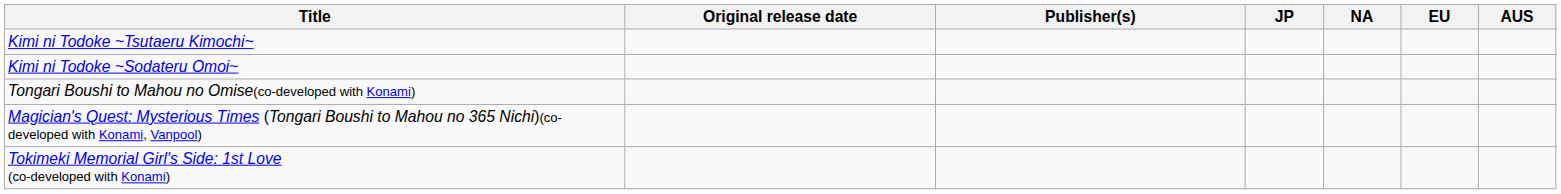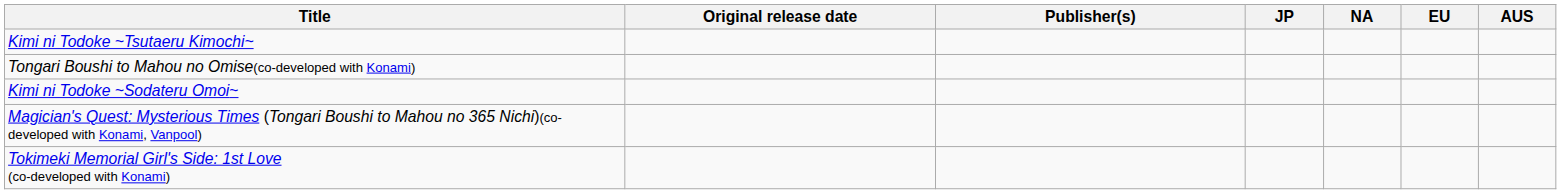rows swapped: (123, 66) <-> (212, 91)
